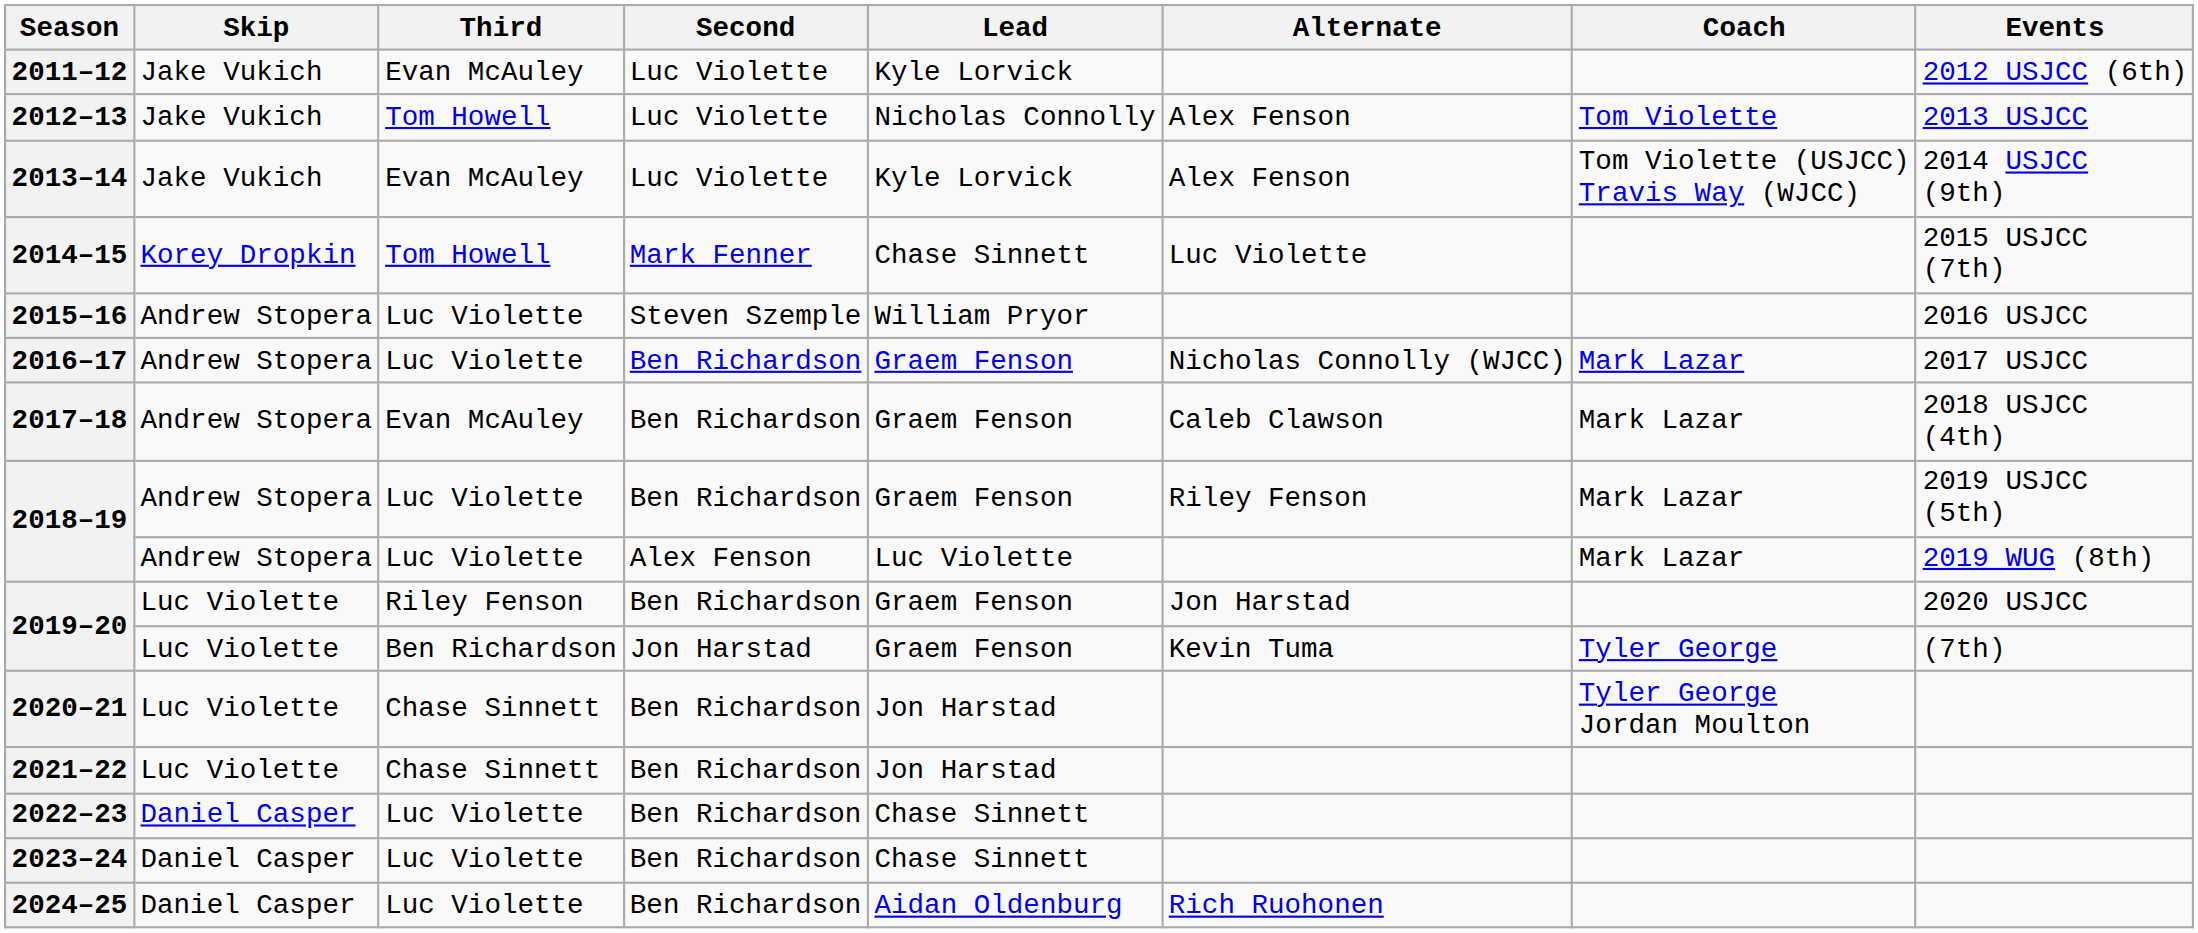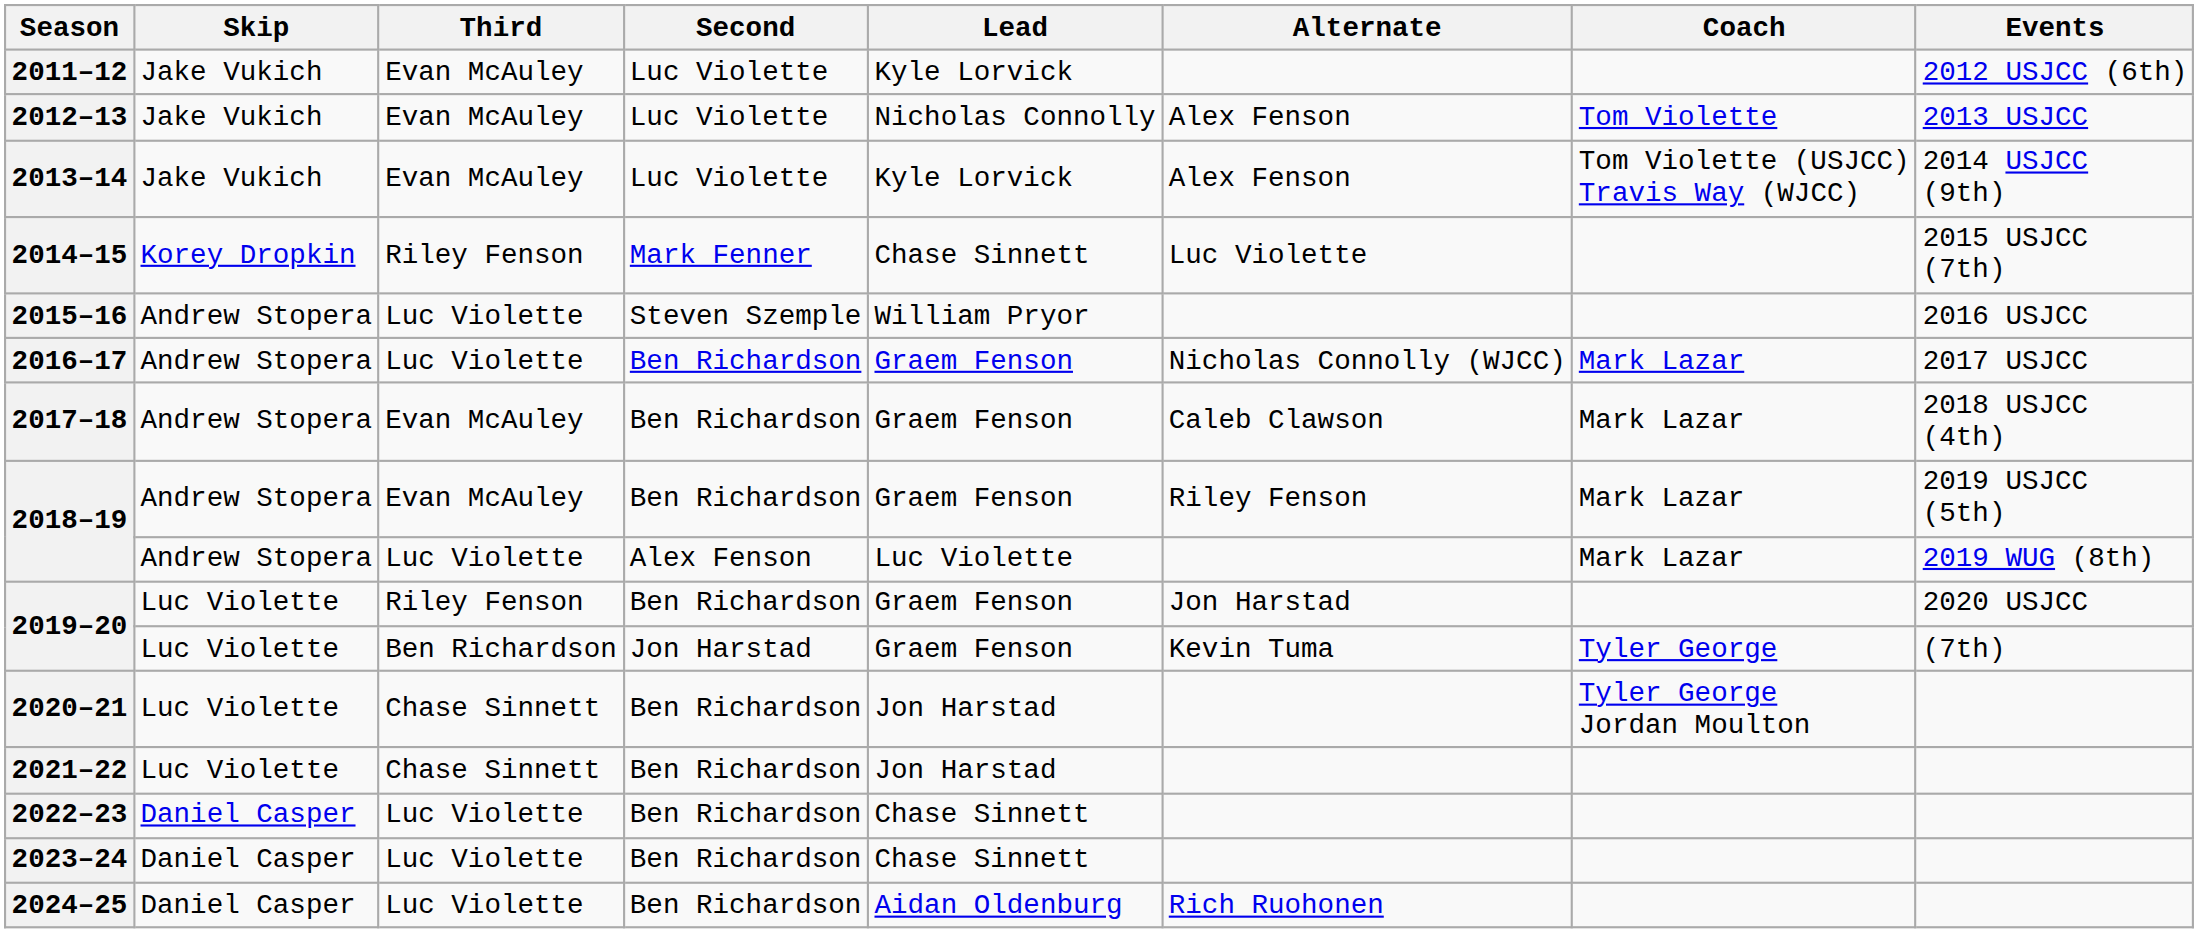(468, 117) Tom Howell -> (484, 117) Evan McAuley
(468, 255) Tom Howell -> (484, 255) Riley Fenson
(484, 498) Luc Violette -> (484, 498) Evan McAuley
